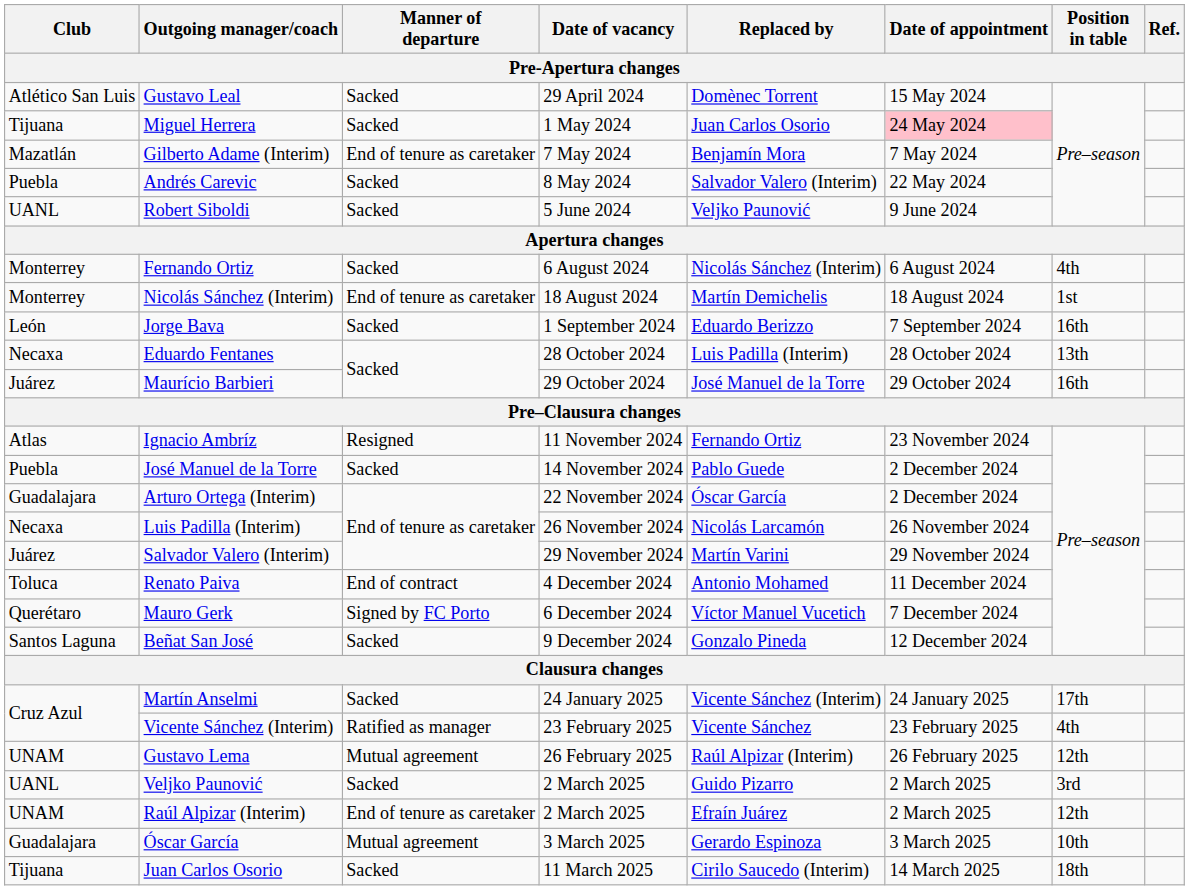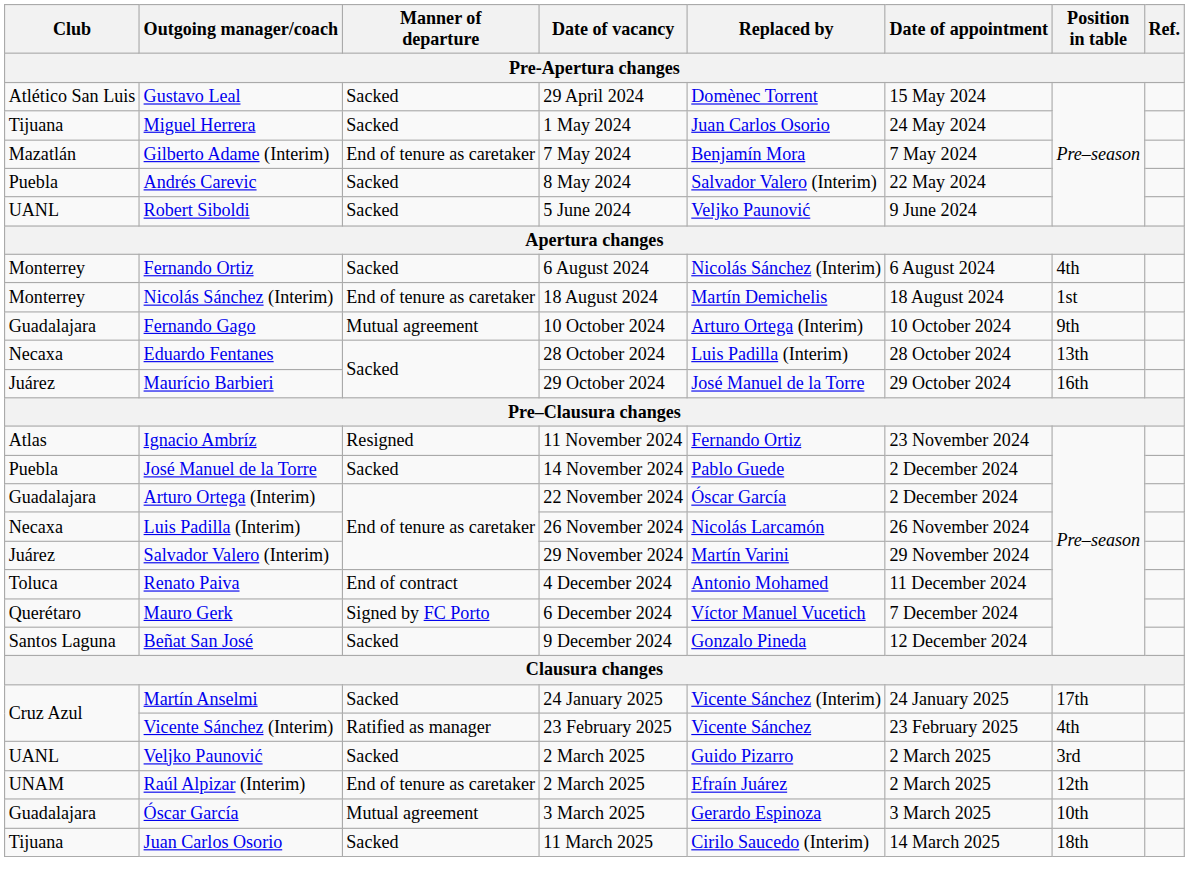(938, 125) pink background -> (938, 125) no background
- row: (184, 325)
+ row: (200, 325)
- row: (197, 756)
